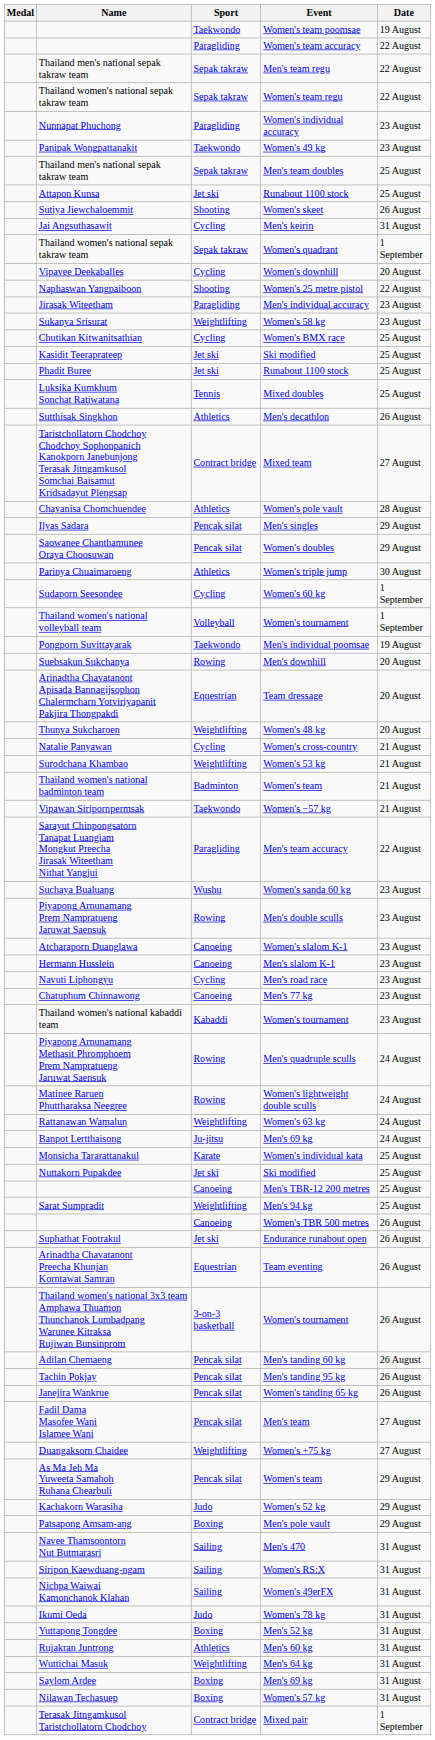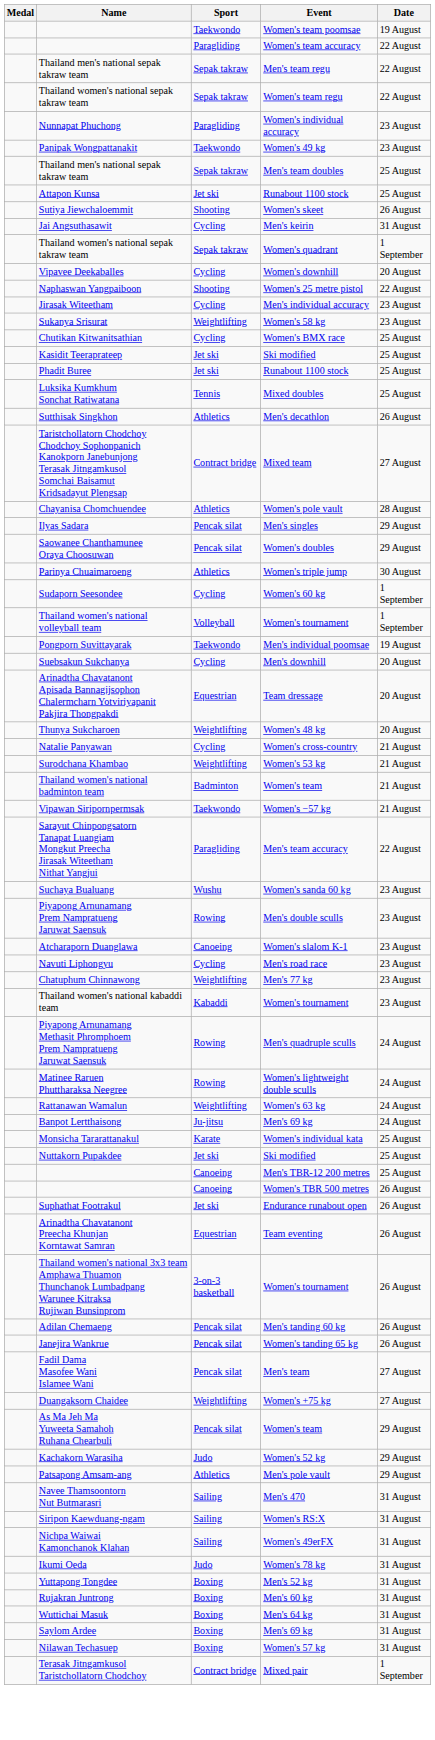(217, 305) Paragliding -> (209, 305) Cycling
(209, 661) Rowing -> (209, 661) Cycling
- row: (76, 963)
(213, 997) Canoeing -> (220, 980) Weightlifting
- row: (71, 1206)
- row: (68, 1377)
(208, 1524) Boxing -> (212, 1474) Athletics
(212, 1648) Athletics -> (208, 1598) Boxing
(220, 1664) Weightlifting -> (208, 1614) Boxing
